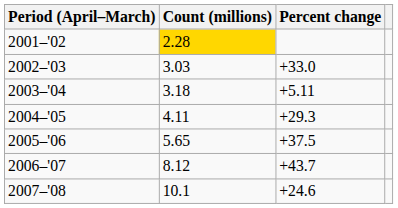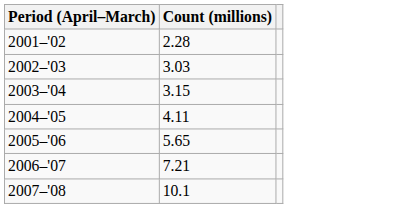- column: (330, 16)
(176, 41) gold background -> (176, 41) no background
(176, 91) 3.18 -> (176, 91) 3.15
(176, 166) 8.12 -> (176, 166) 7.21
